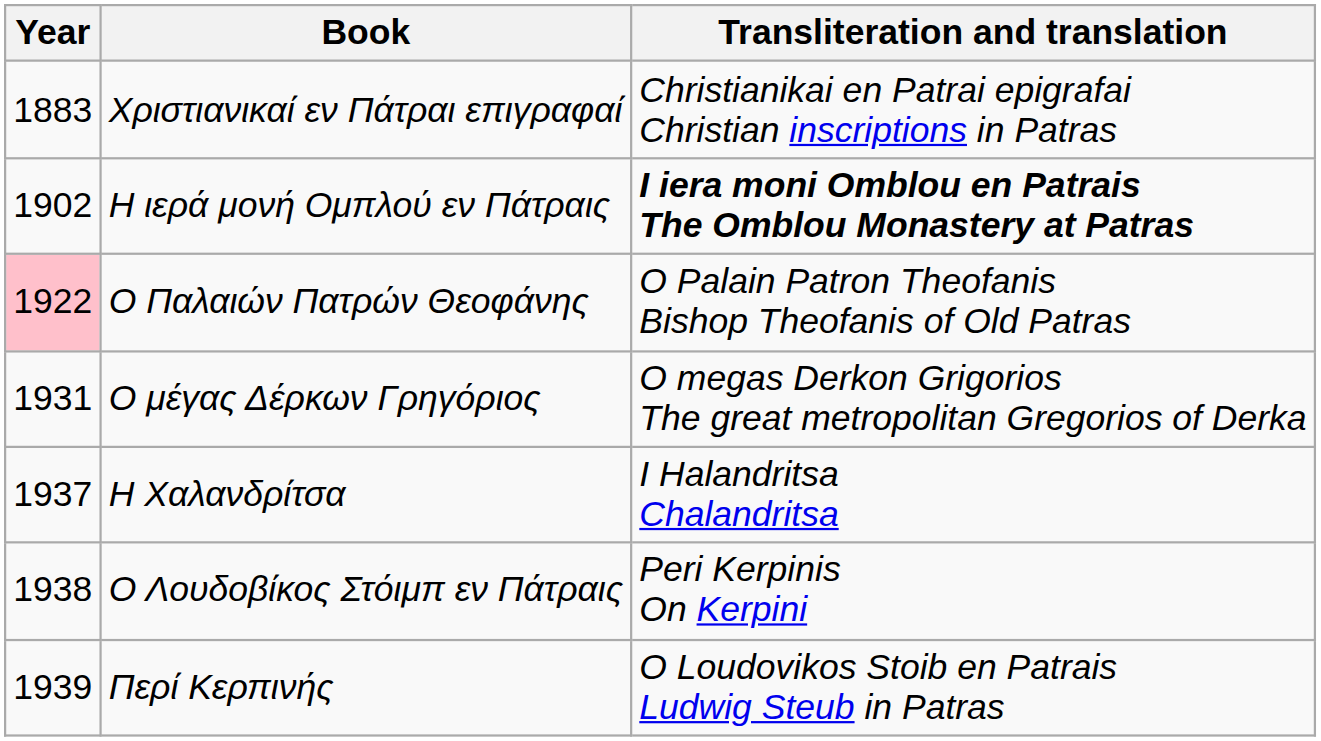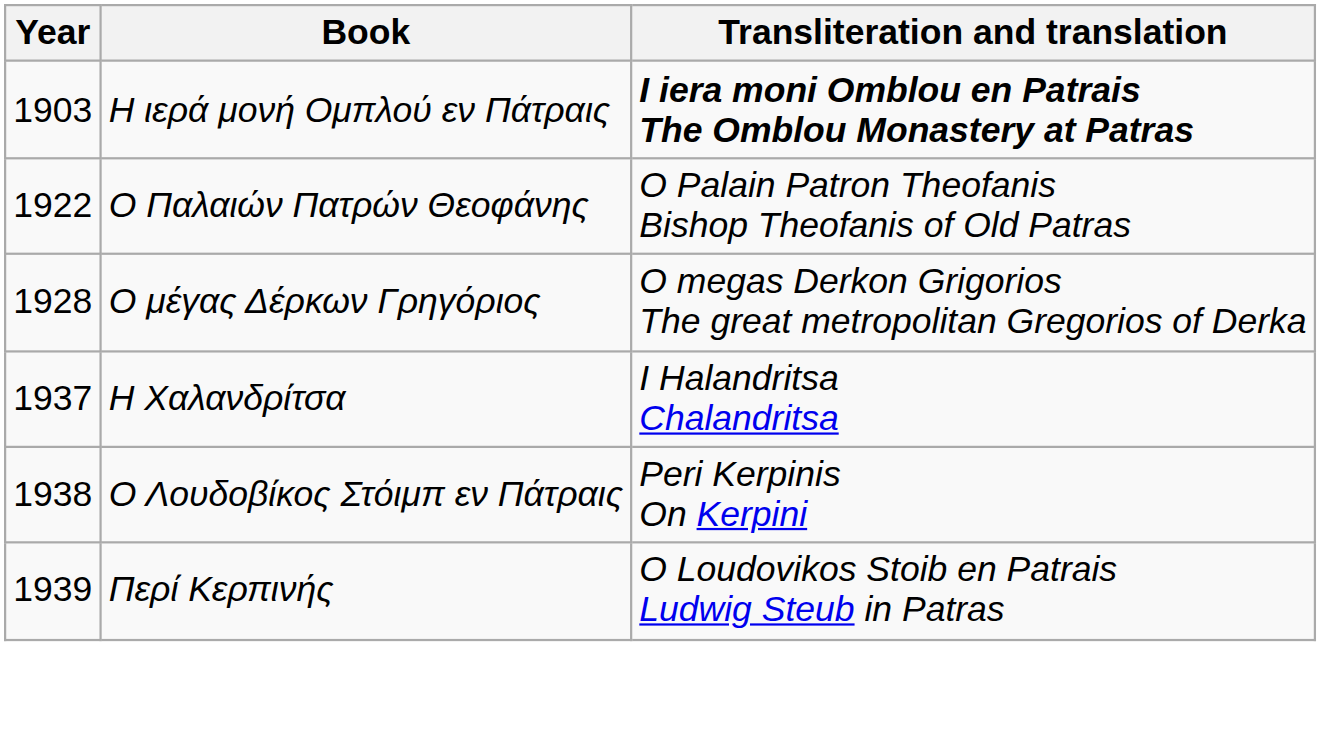- row: (366, 108)
(53, 205) 1902 -> (53, 108) 1903
(53, 301) pink background -> (53, 205) no background
(53, 397) 1931 -> (53, 301) 1928
